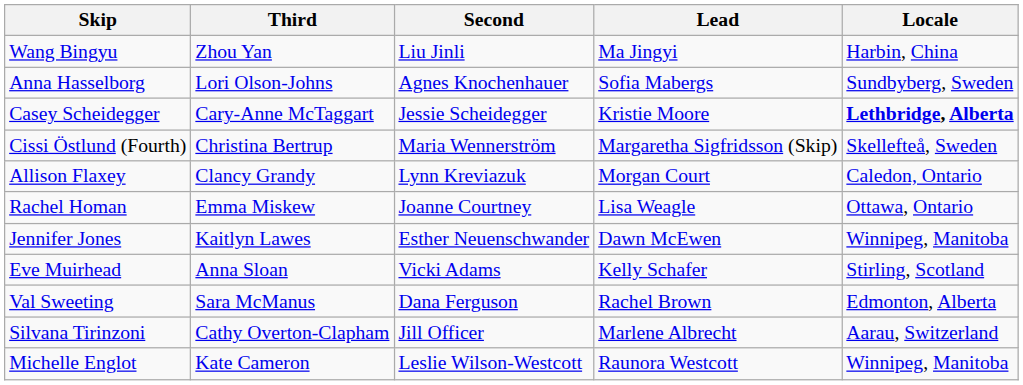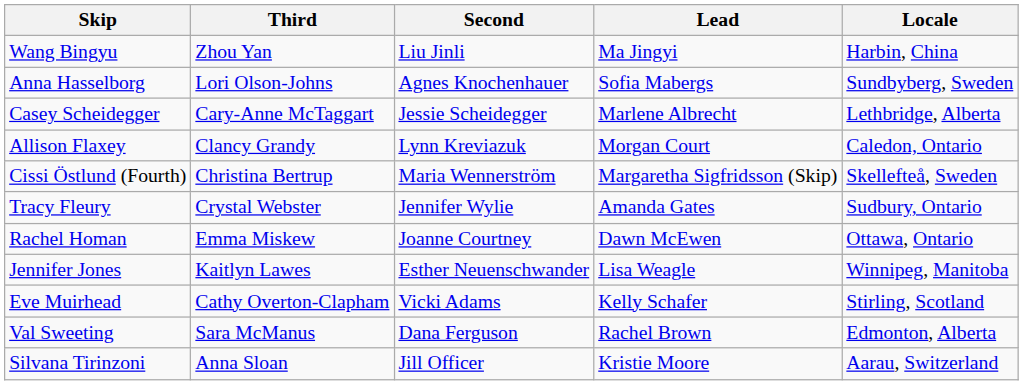(654, 113) Kristie Moore -> (667, 113) Marlene Albrecht
(930, 113) bold -> (923, 113) normal
rows swapped: (67, 176) <-> (98, 144)
+ row: (60, 207)
(647, 207) Lisa Weagle -> (660, 238) Dawn McEwen
(660, 238) Dawn McEwen -> (647, 269) Lisa Weagle
(242, 269) Anna Sloan -> (292, 301) Cathy Overton-Clapham
(292, 332) Cathy Overton-Clapham -> (242, 363) Anna Sloan
(667, 332) Marlene Albrecht -> (654, 363) Kristie Moore
- row: (73, 363)
